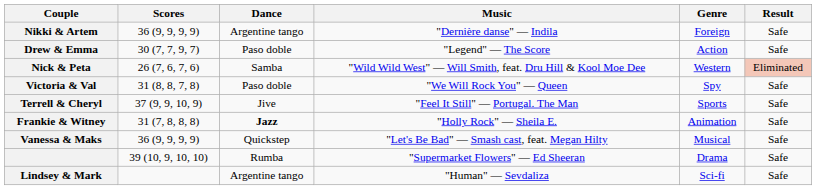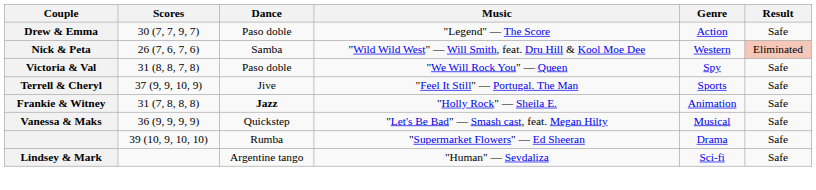- row: (61, 31)
